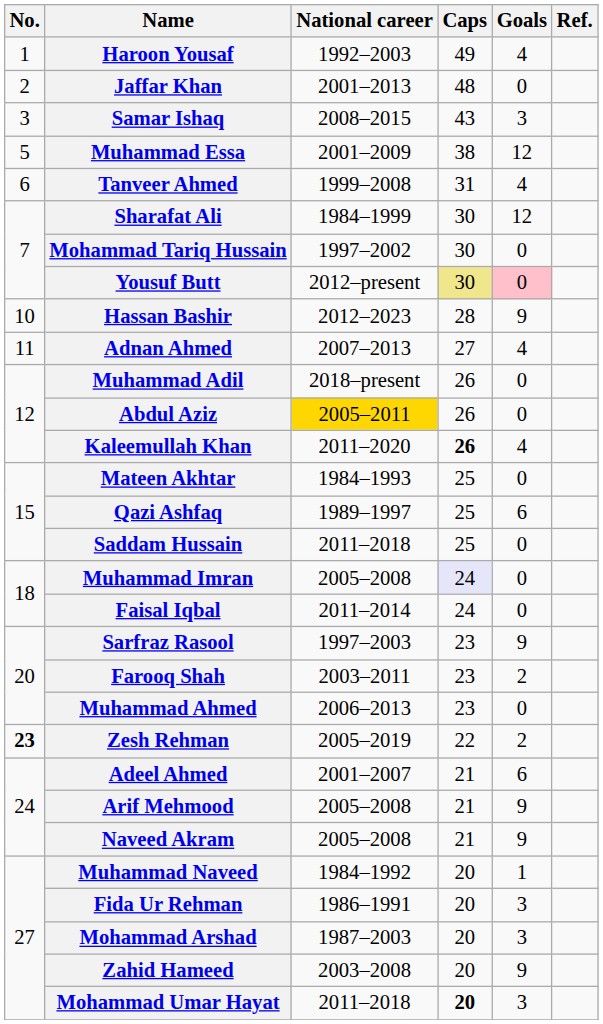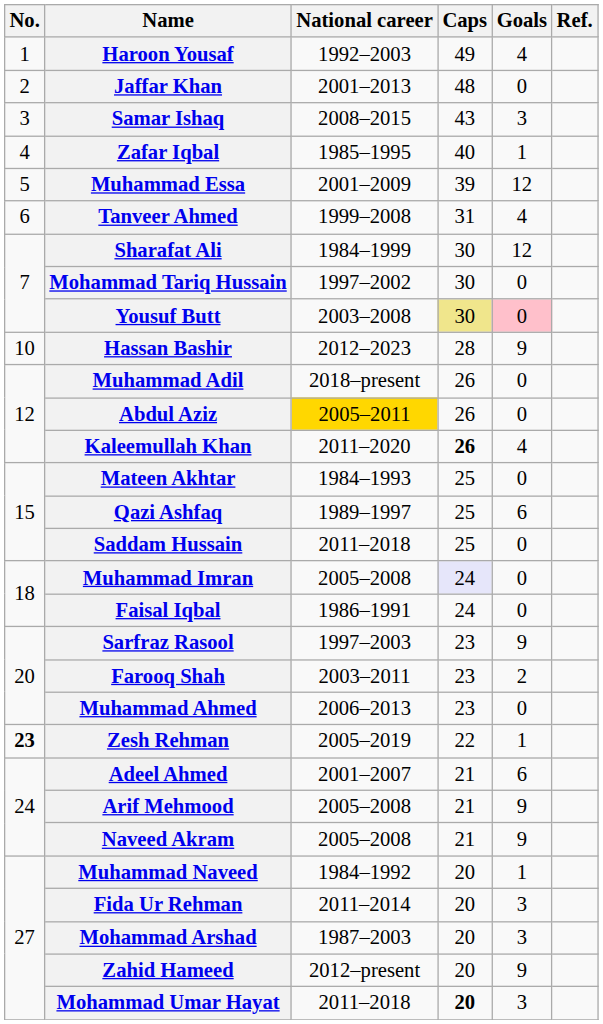+ row: (168, 151)
(465, 151) 38 -> (465, 184) 39
(365, 282) 2012–present -> (365, 315) 2003–2008
- row: (168, 348)
(365, 610) 2011–2014 -> (365, 610) 1986–1991
(522, 741) 2 -> (522, 741) 1
(365, 904) 1986–1991 -> (365, 904) 2011–2014
(365, 970) 2003–2008 -> (365, 970) 2012–present
